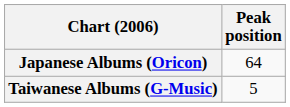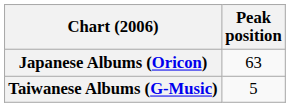(253, 62) 64 -> (253, 62) 63
